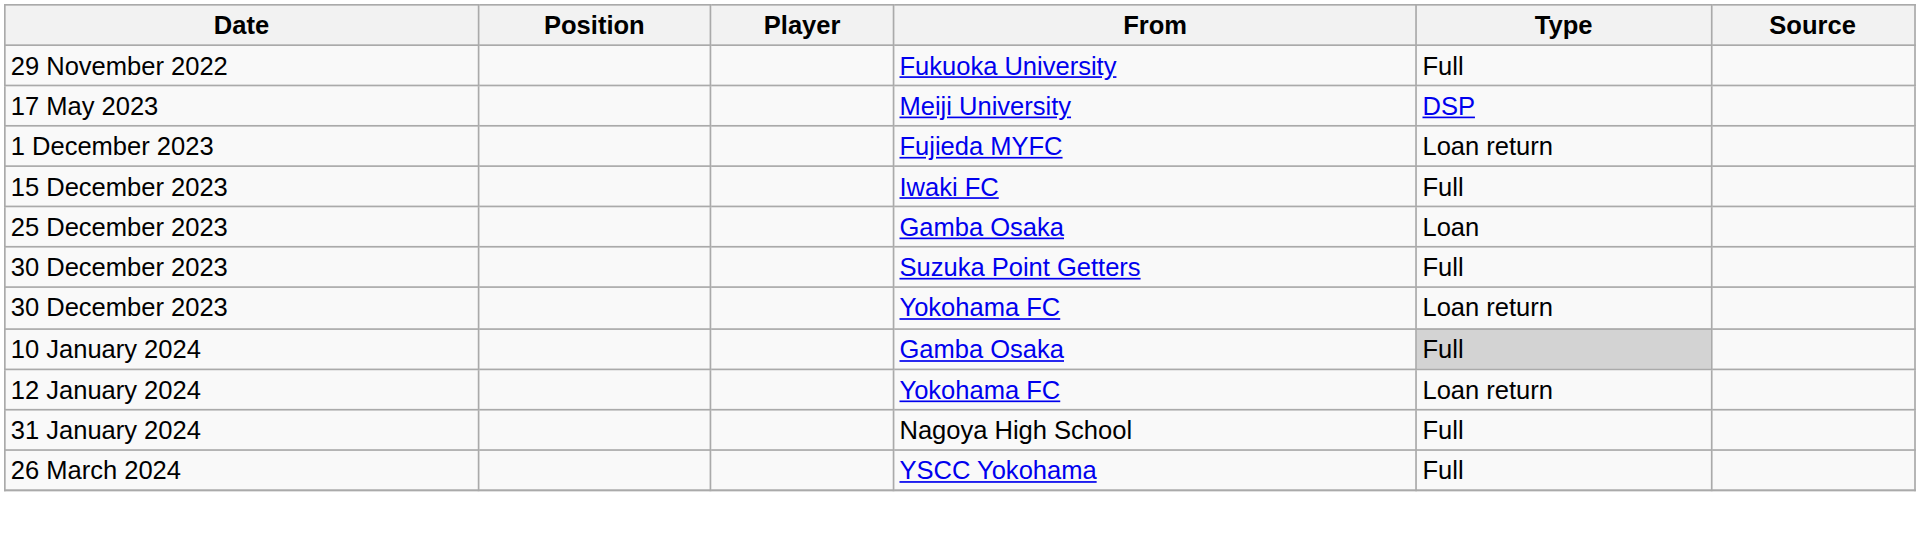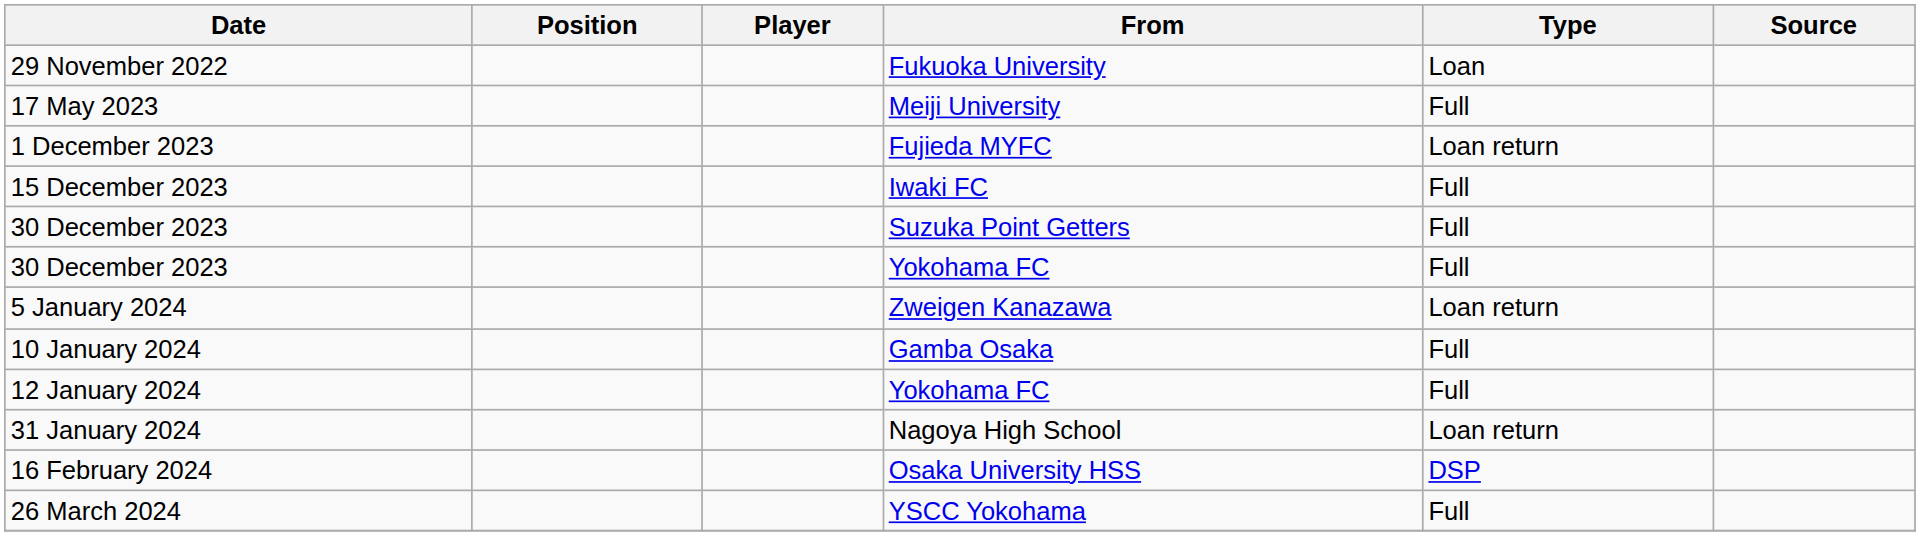(1443, 66) Full -> (1457, 66) Loan
(1449, 106) DSP -> (1449, 106) Full
- row: (119, 227)
(1488, 308) Loan return -> (1449, 268) Full
+ row: (99, 308)
(1443, 349) lightgrey background -> (1449, 349) no background
(1488, 389) Loan return -> (1449, 389) Full
(1443, 429) Full -> (1494, 429) Loan return
+ row: (111, 470)
